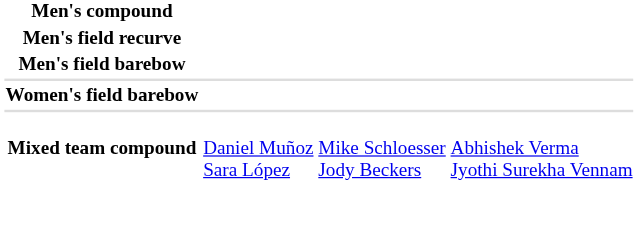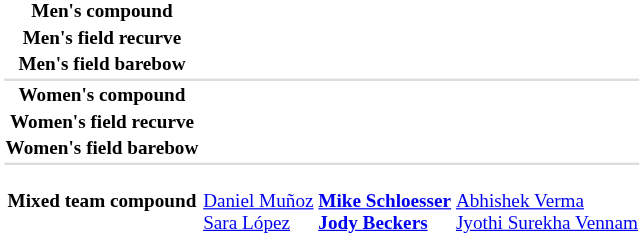+ row: (102, 95)
+ row: (102, 121)
(382, 158) normal -> (385, 211) bold
